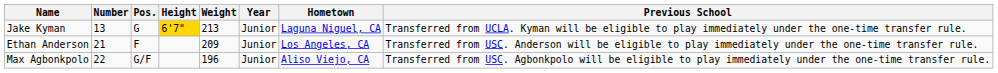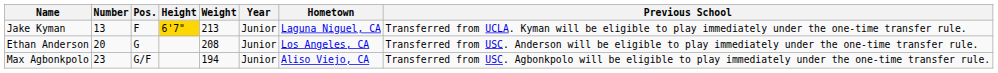(136, 28) G -> (136, 28) F
(99, 44) 21 -> (99, 44) 20
(136, 44) F -> (136, 44) G
(210, 44) 209 -> (210, 44) 208
(99, 60) 22 -> (99, 60) 23
(210, 60) 196 -> (210, 60) 194
